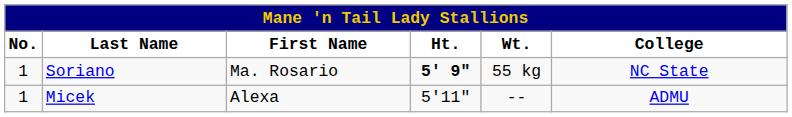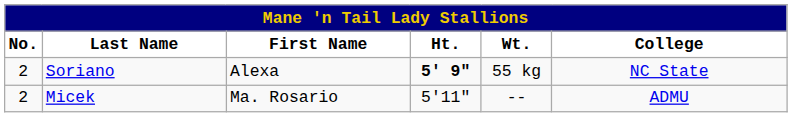(23, 71) 1 -> (23, 71) 2
(284, 71) Ma. Rosario -> (255, 71) Alexa
(23, 98) 1 -> (23, 98) 2
(255, 98) Alexa -> (284, 98) Ma. Rosario
